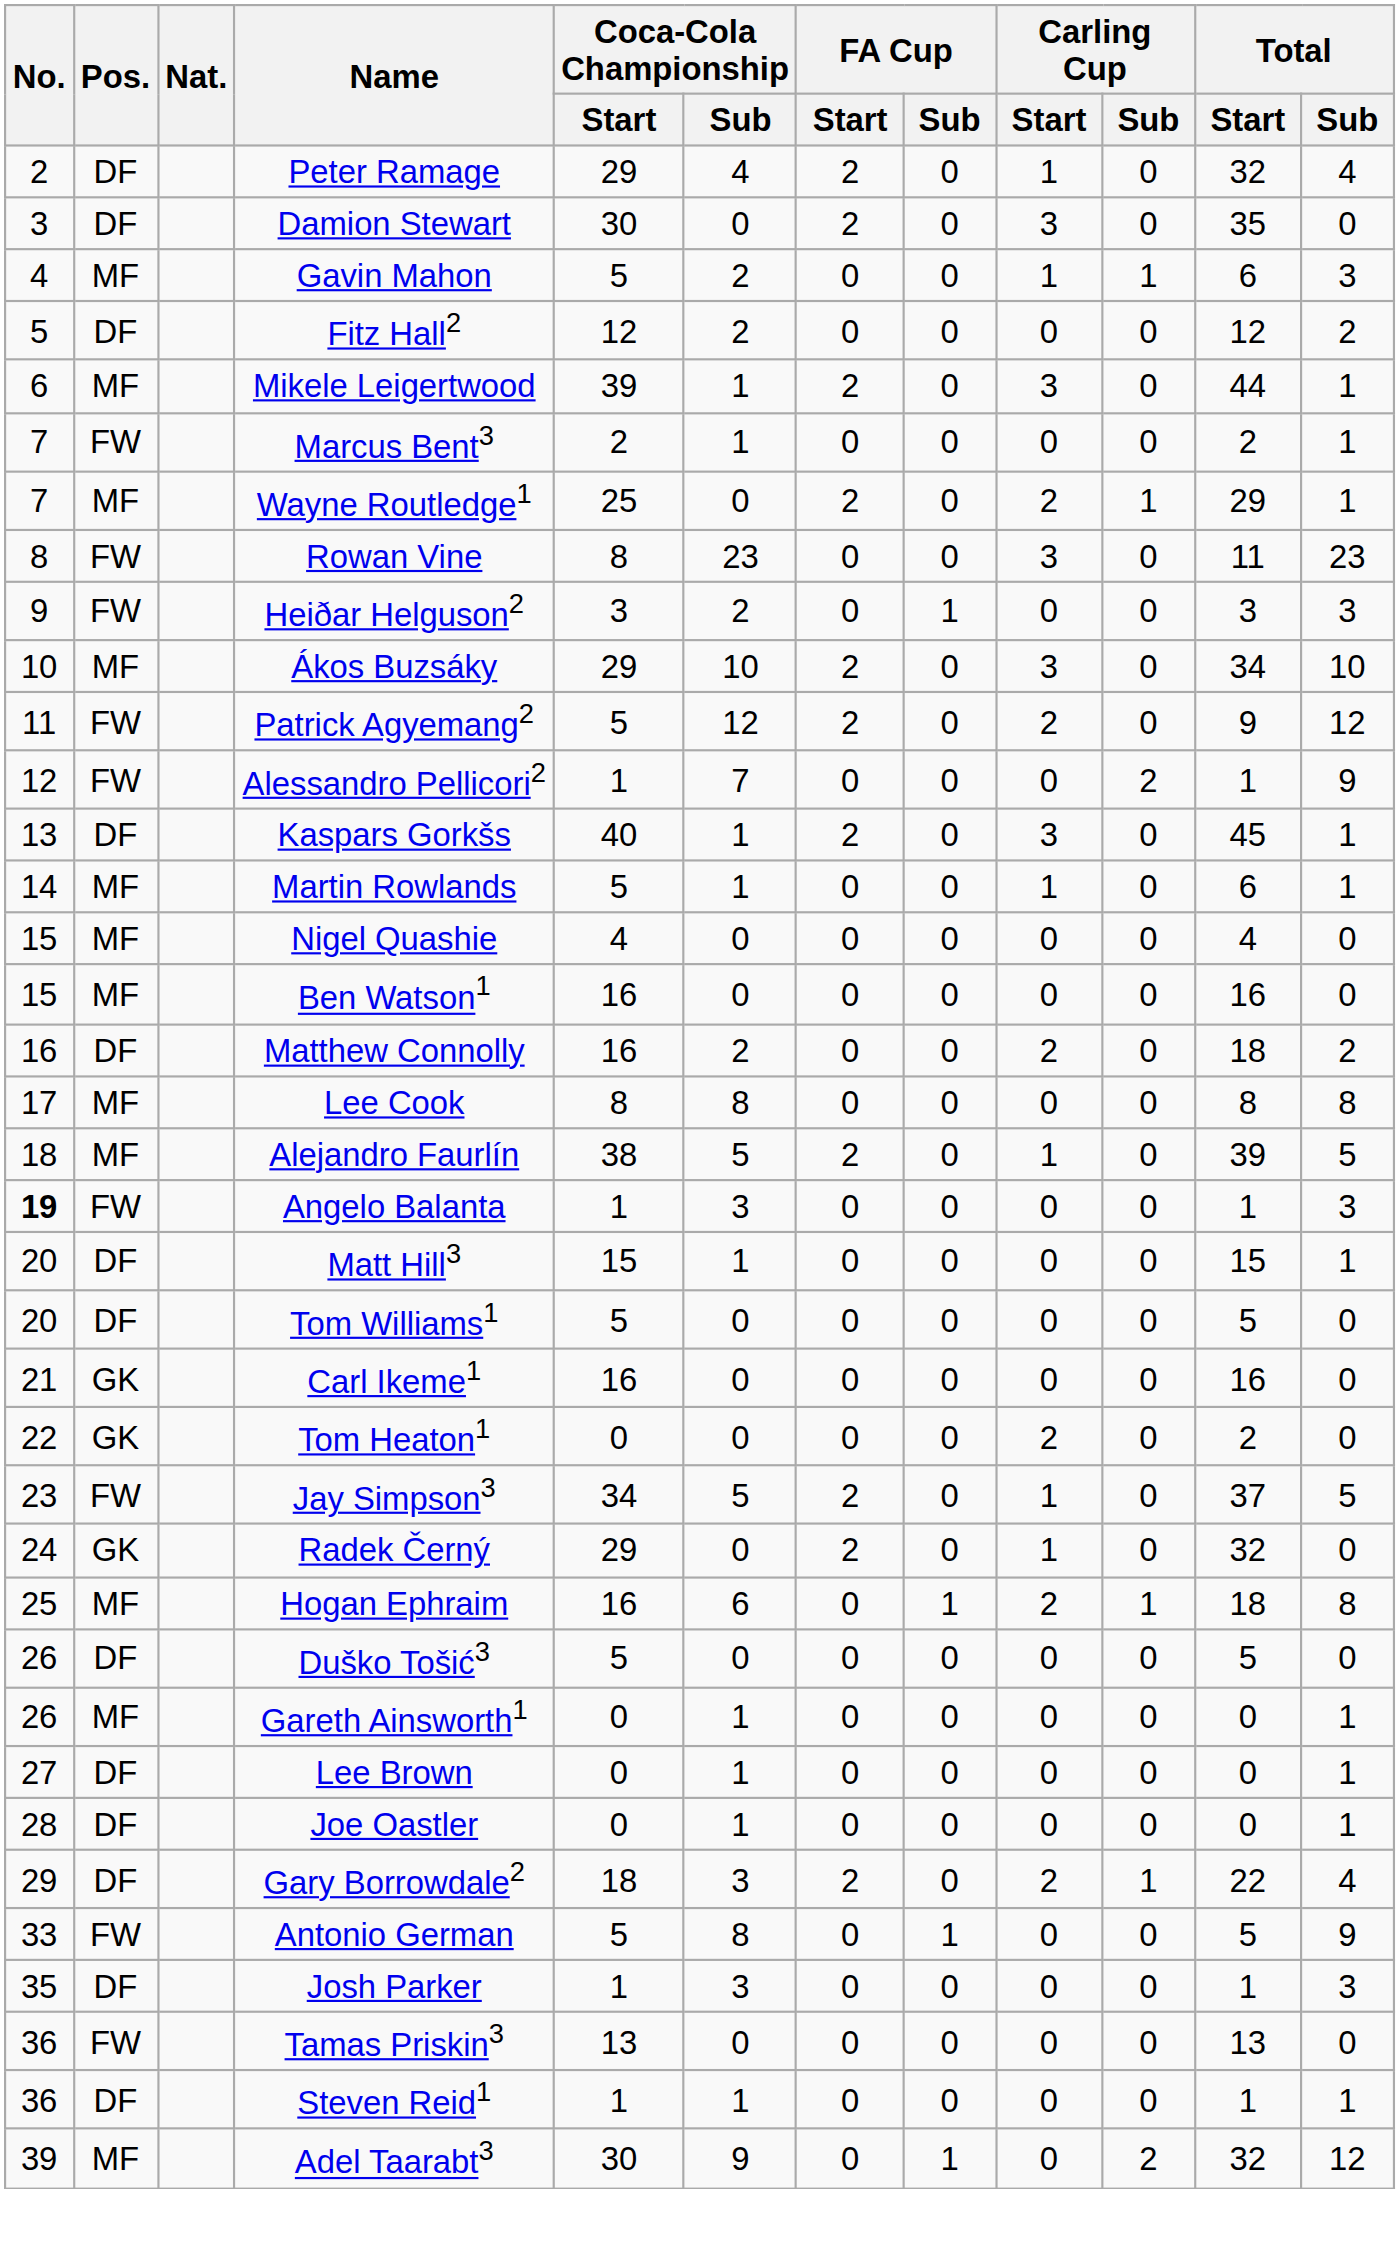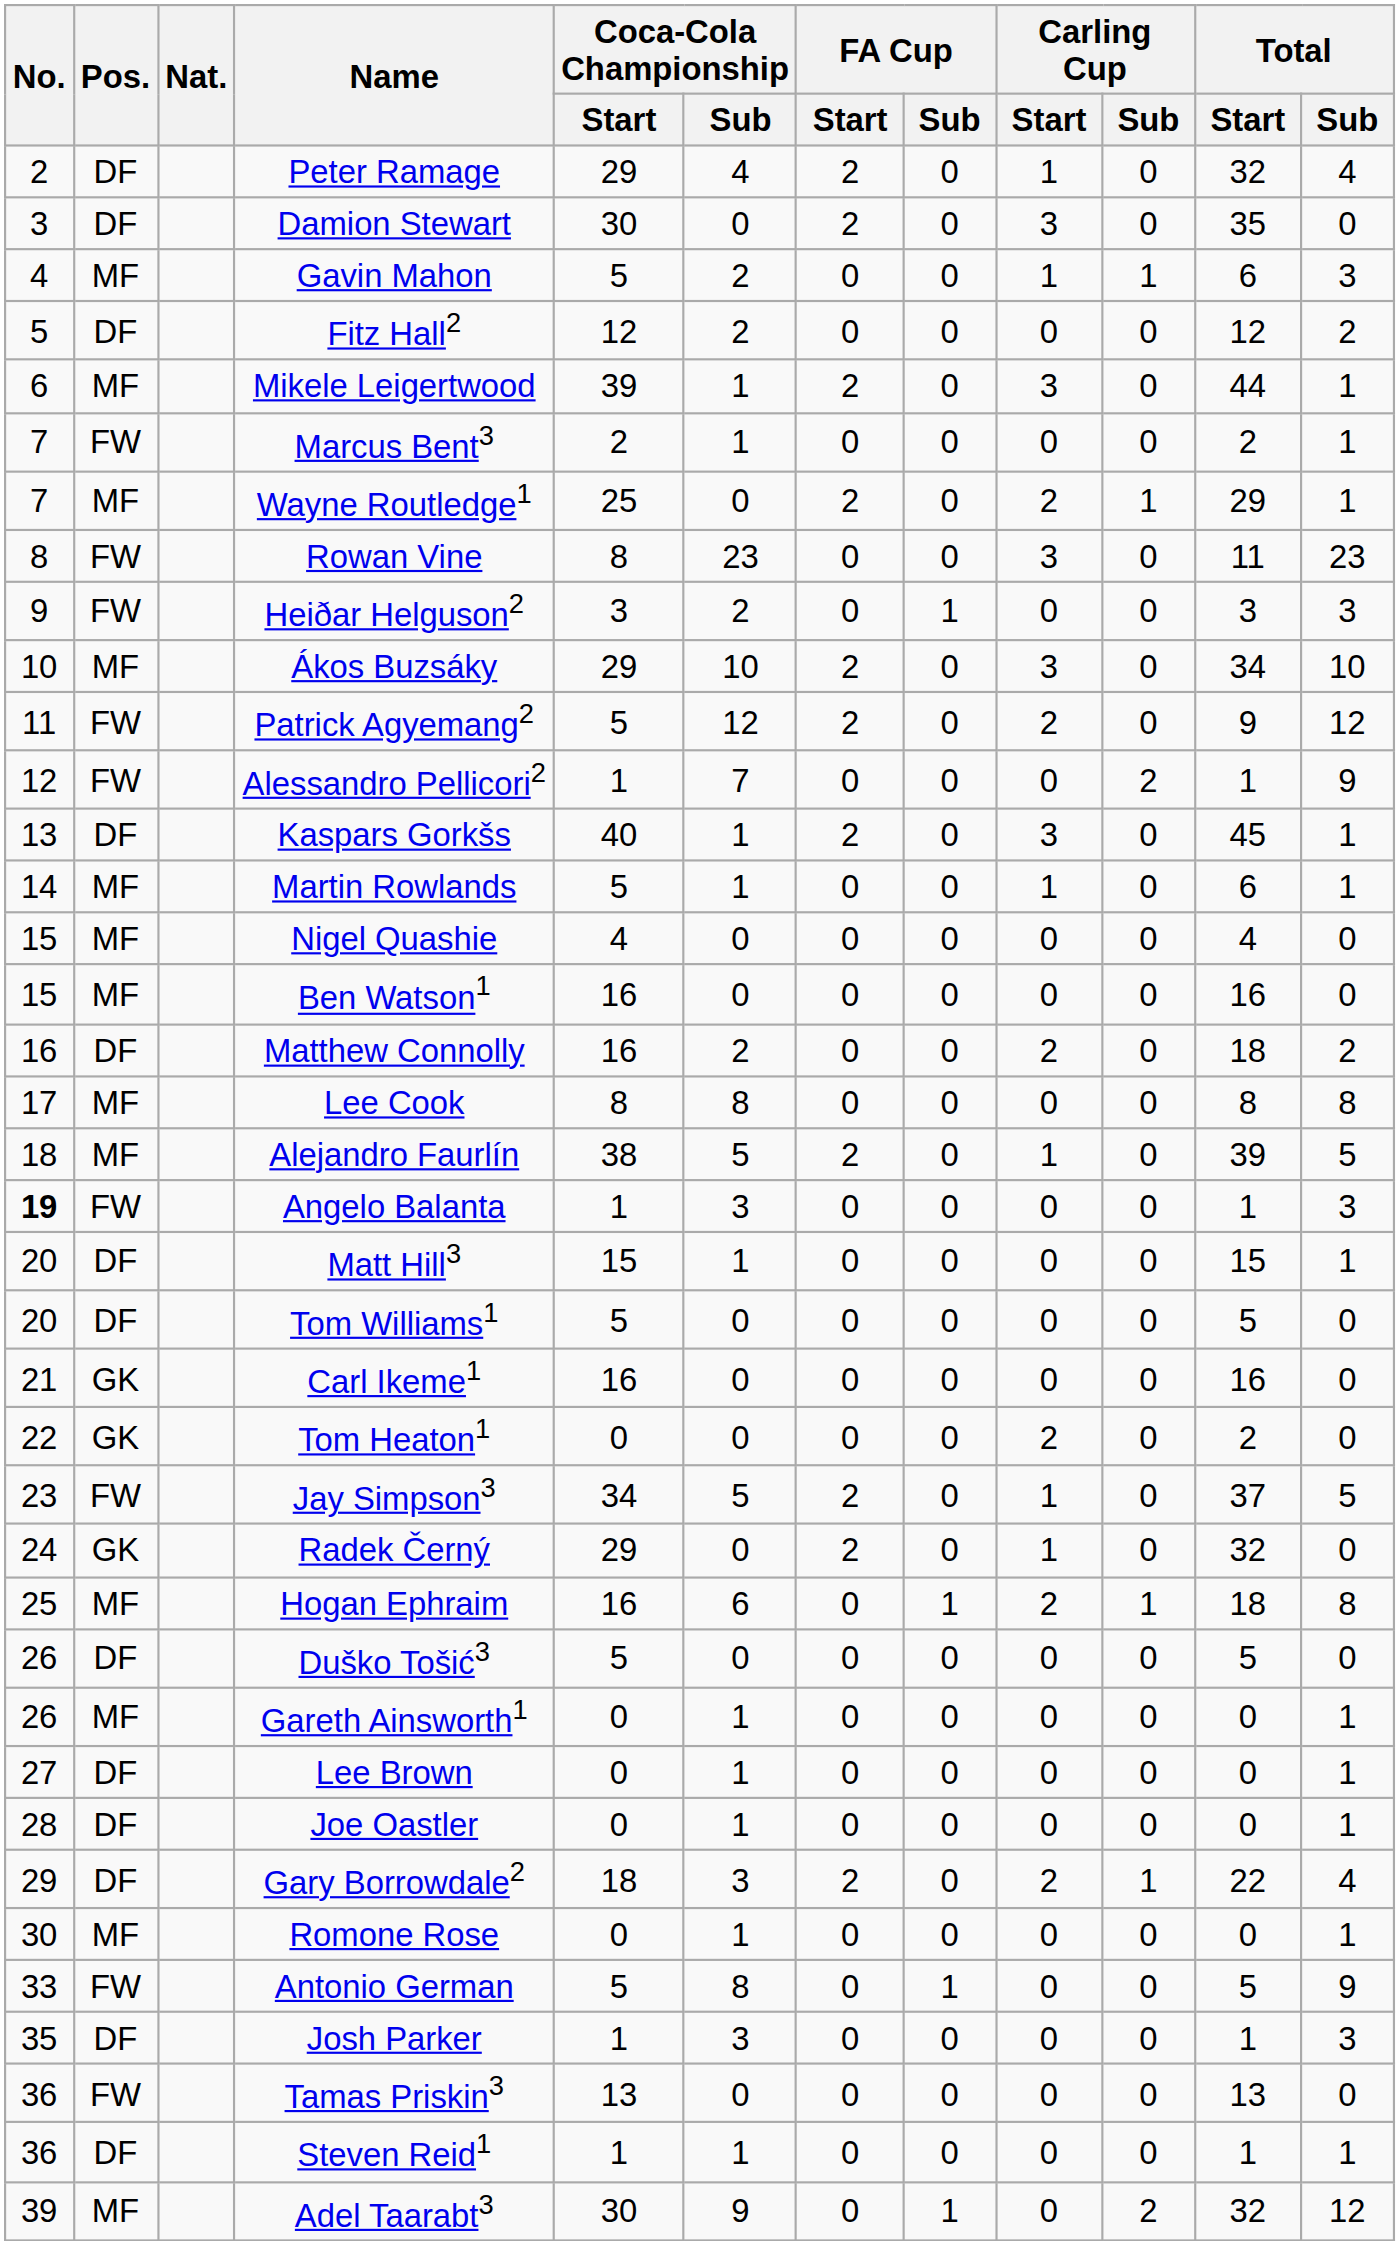+ row: (394, 1934)
